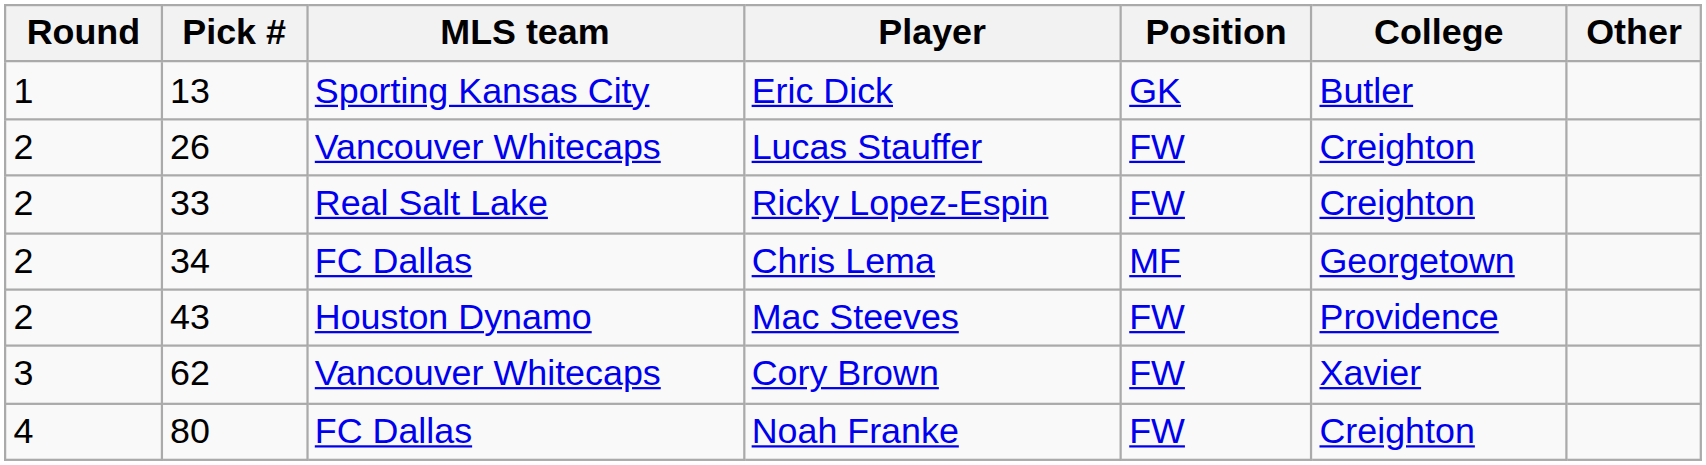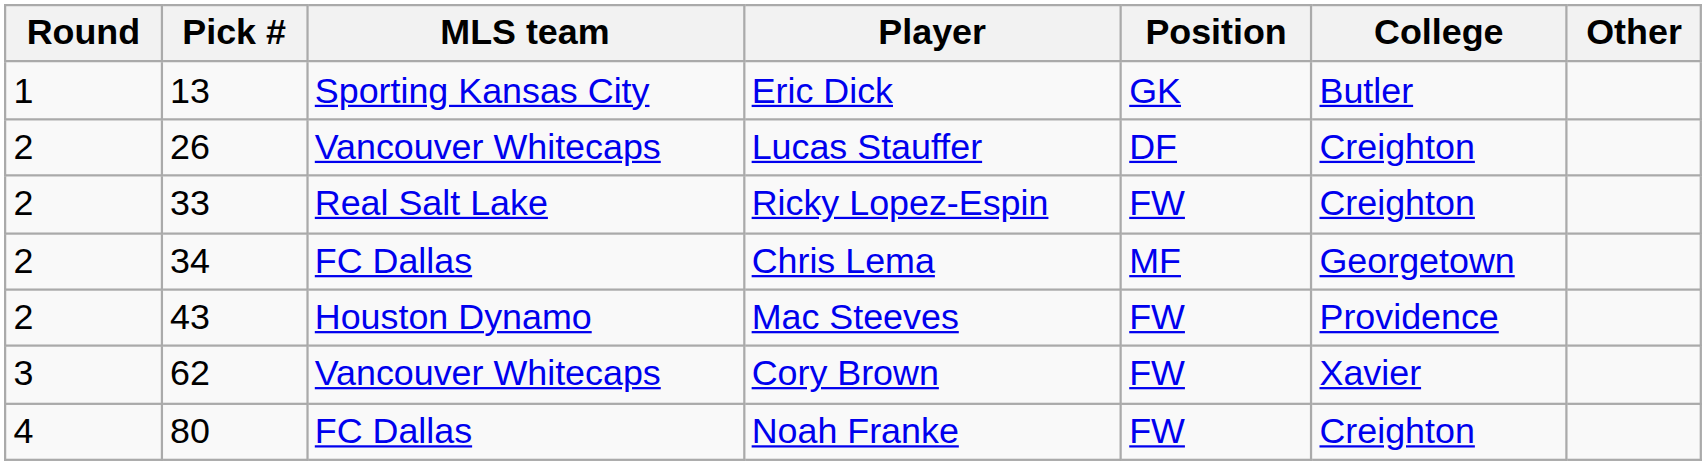(1157, 146) FW -> (1153, 146) DF
